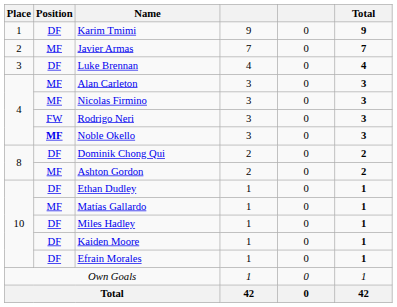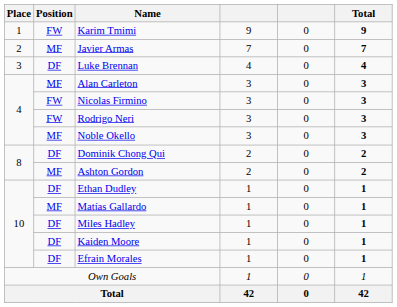(54, 31) DF -> (54, 31) FW
(54, 101) MF -> (54, 101) FW
(54, 136) bold -> (54, 136) normal
